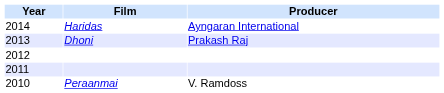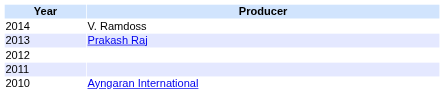- column: (125, 11)
(243, 26) Ayngaran International -> (117, 26) V. Ramdoss
(218, 84) V. Ramdoss -> (143, 84) Ayngaran International
